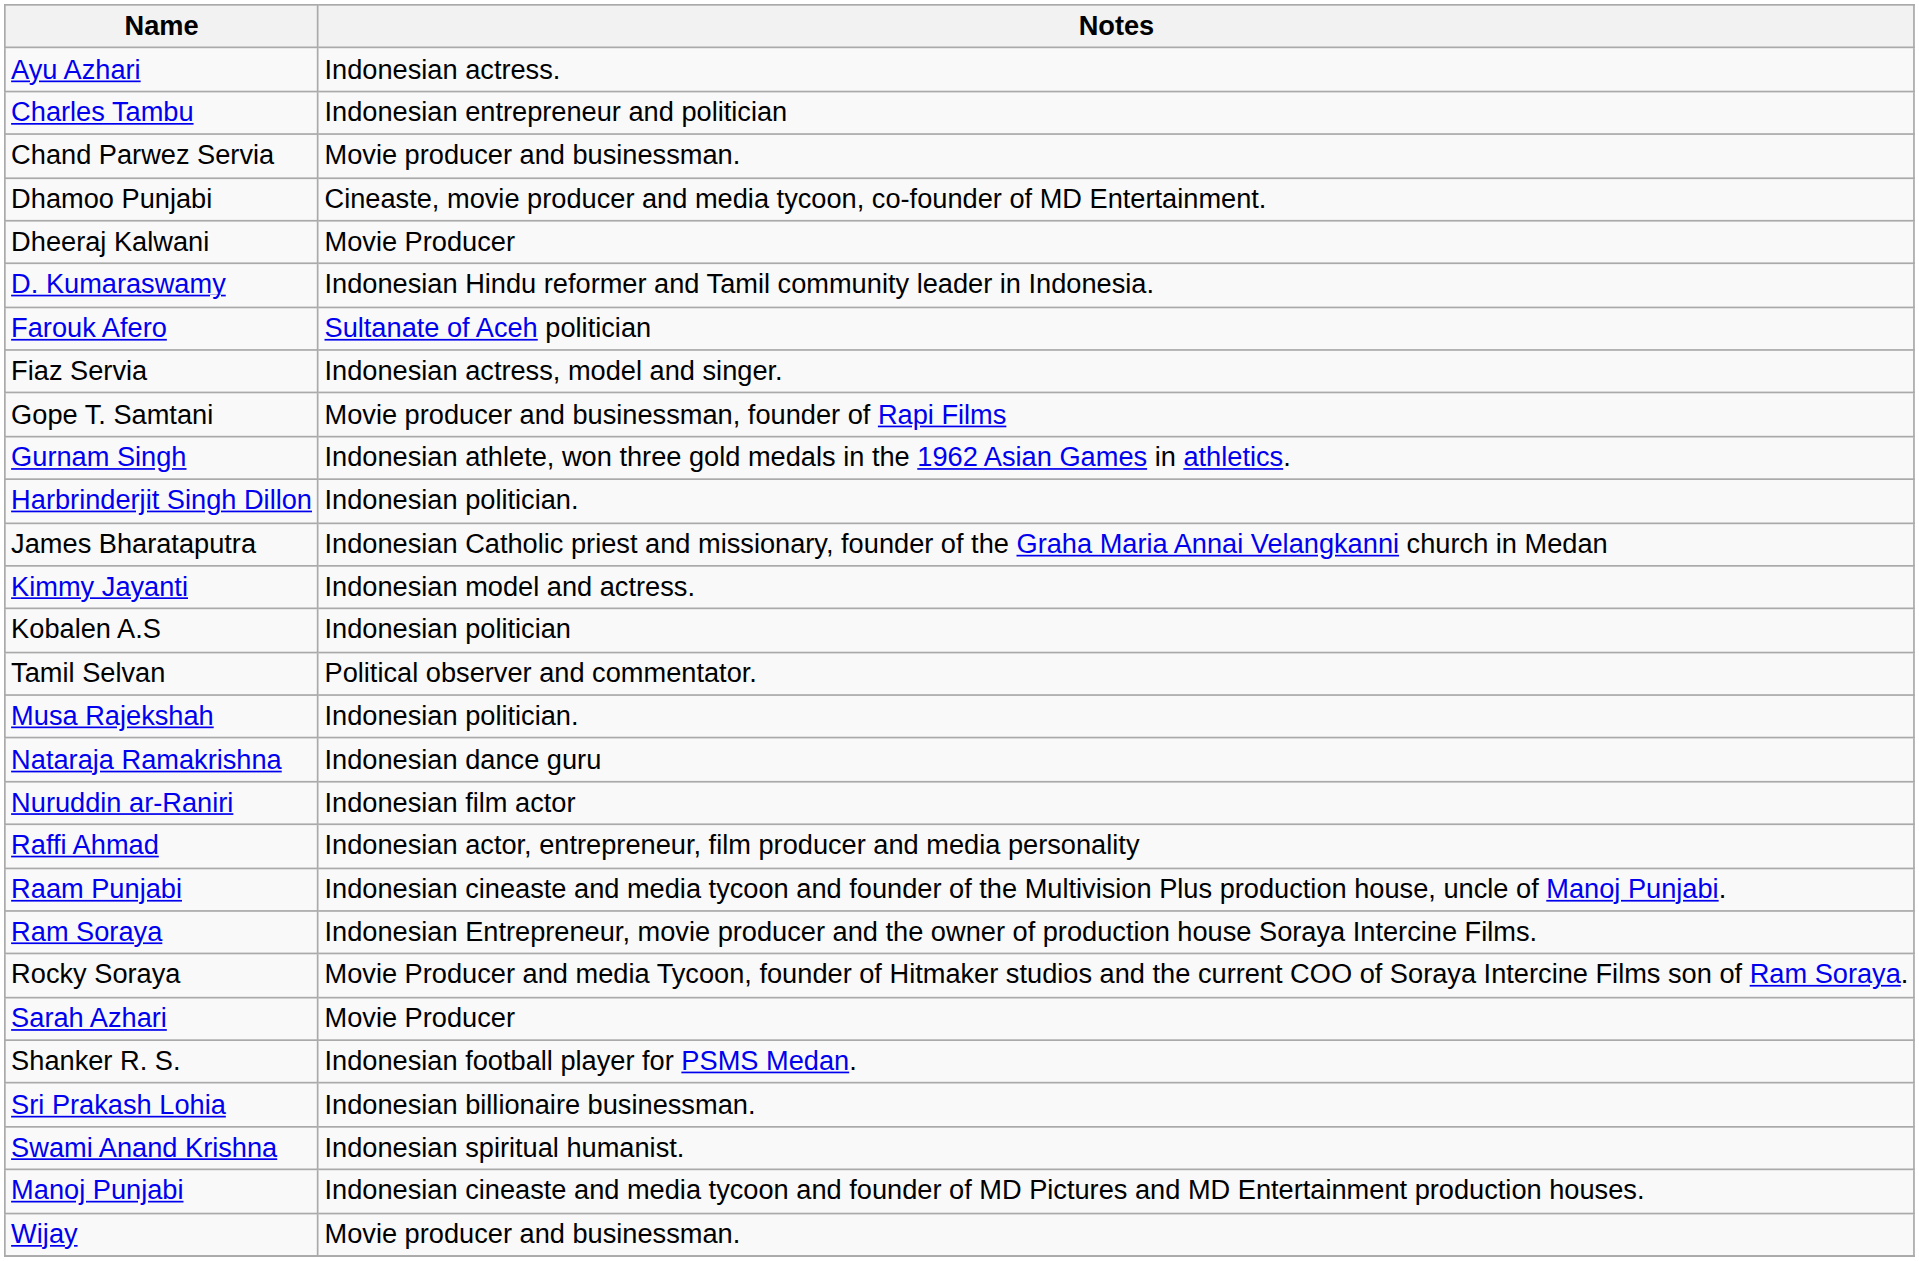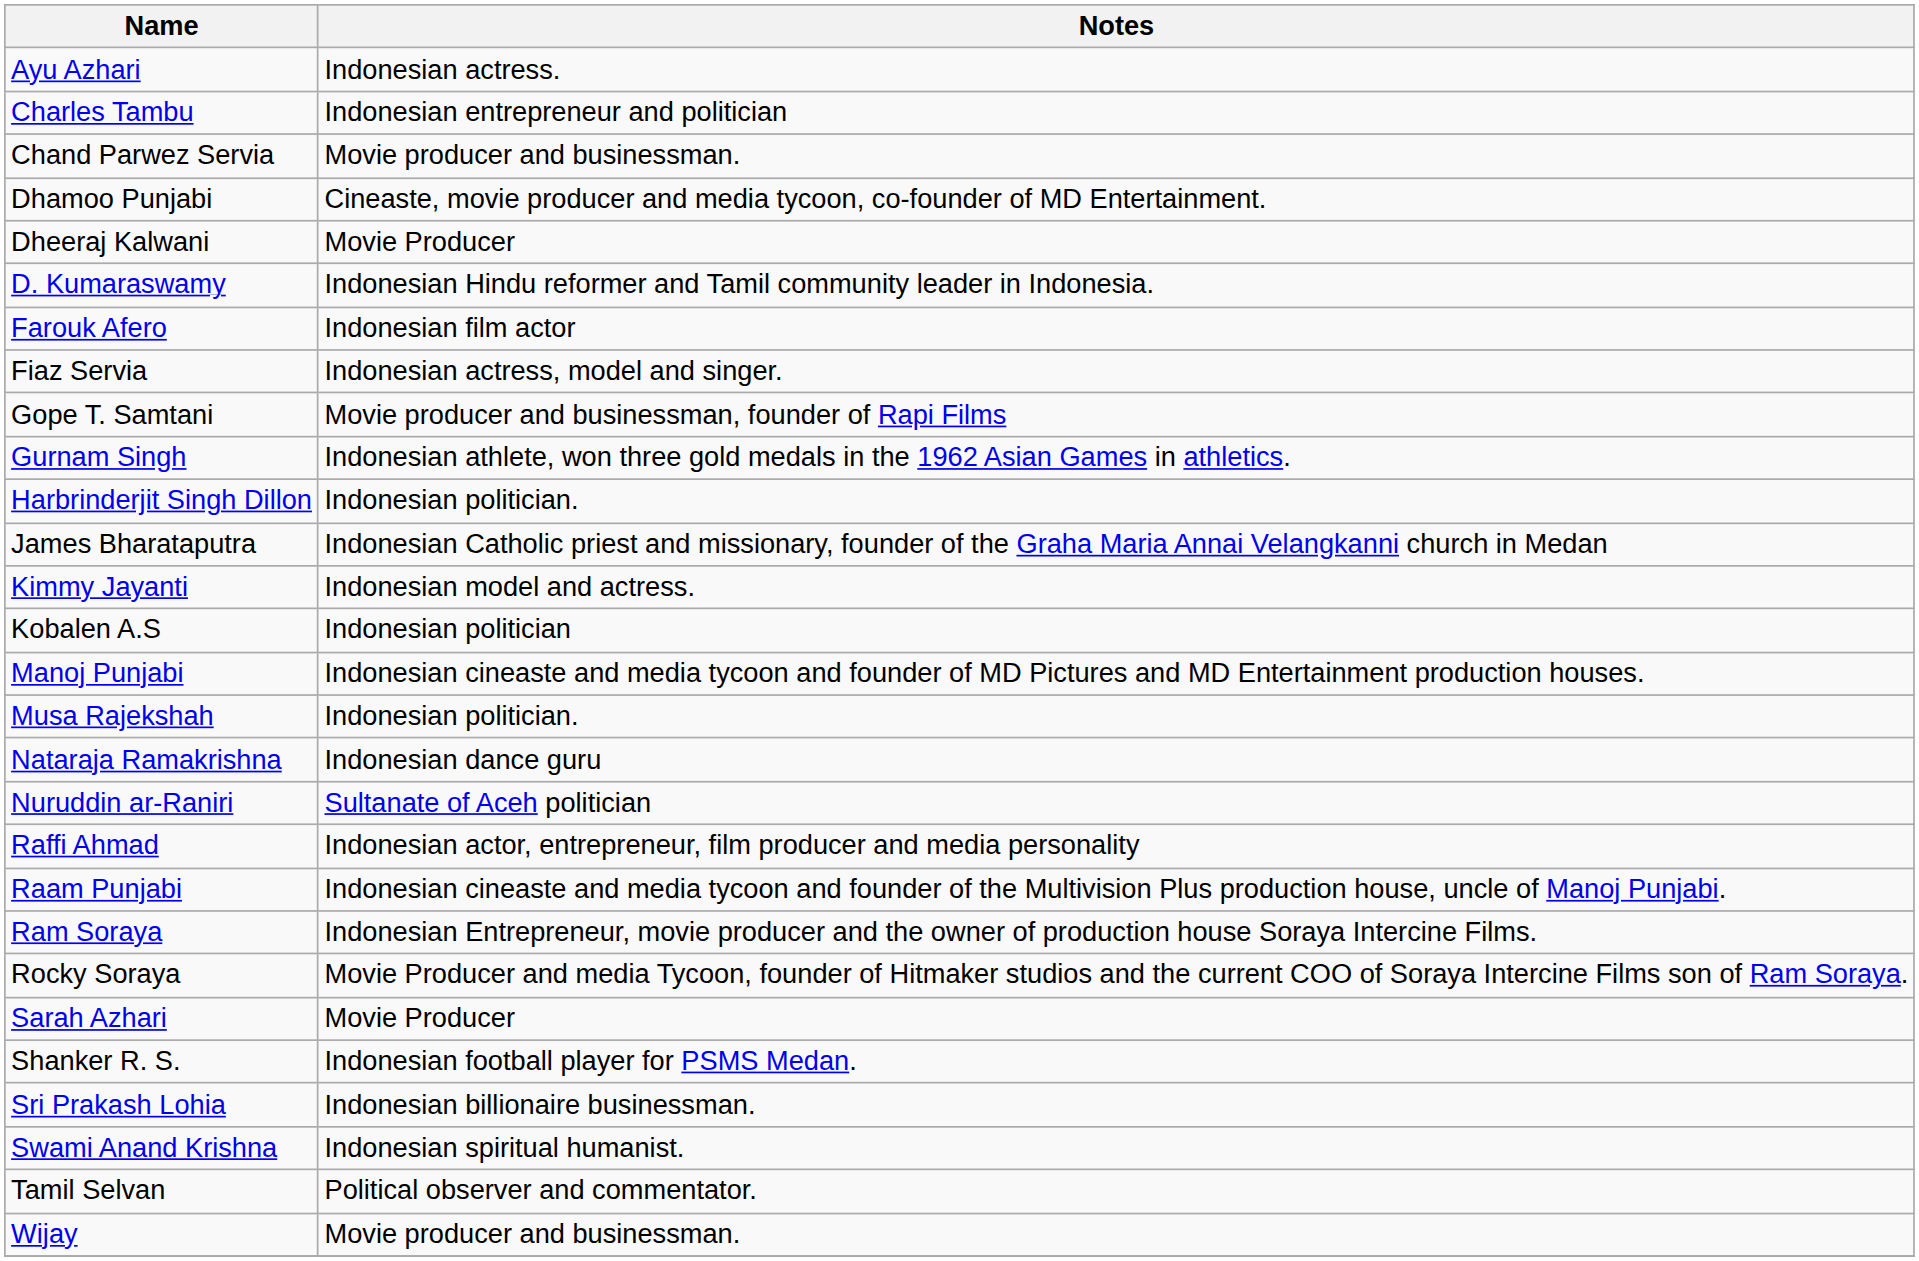(488, 328) Sultanate of Aceh politician -> (450, 328) Indonesian film actor
rows swapped: (97, 1190) <-> (88, 673)
(450, 802) Indonesian film actor -> (488, 802) Sultanate of Aceh politician
